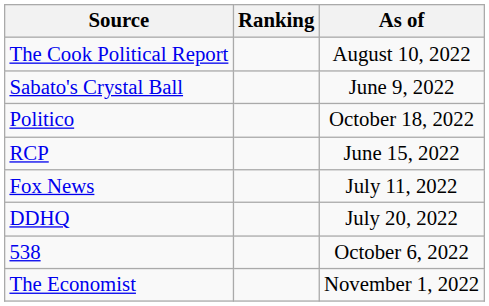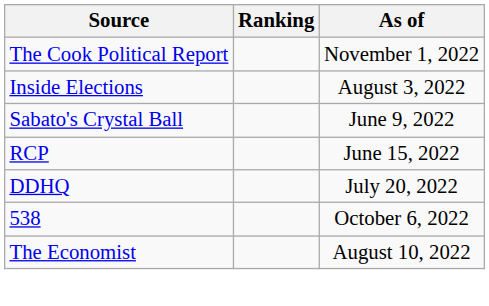(402, 53) August 10, 2022 -> (402, 53) November 1, 2022
+ row: (76, 86)
- row: (42, 119)
- row: (52, 185)
(402, 284) November 1, 2022 -> (402, 251) August 10, 2022
